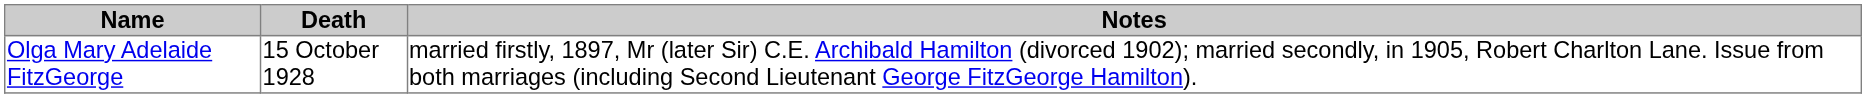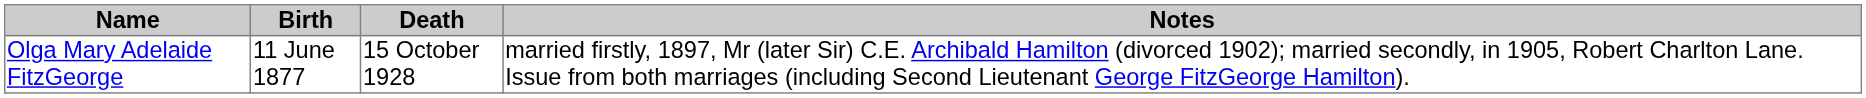+ column: (306, 19)
